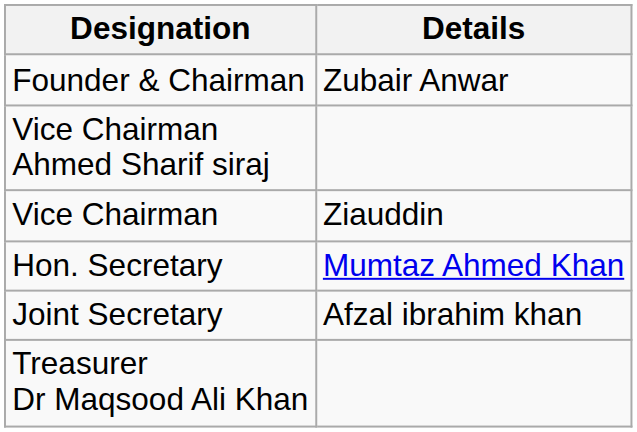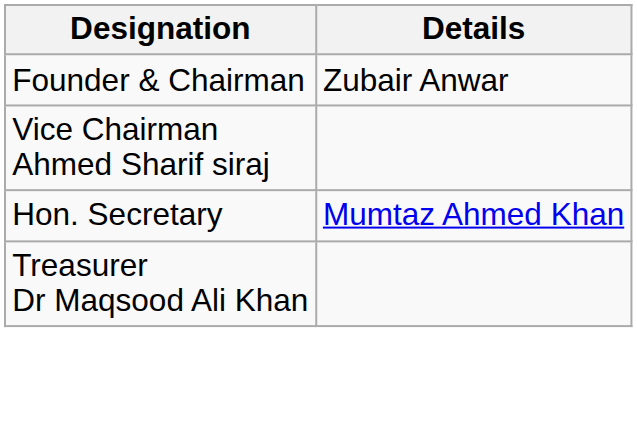- row: (115, 214)
- row: (117, 314)
